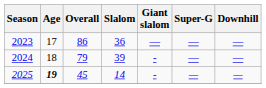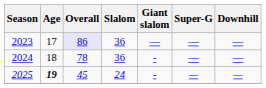(82, 41) no background -> (82, 41) lavender background
(82, 58) 79 -> (82, 58) 78
(120, 58) 39 -> (120, 58) 36
(120, 74) 14 -> (120, 74) 24
